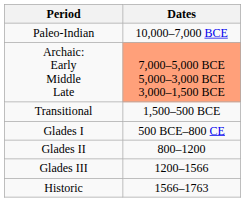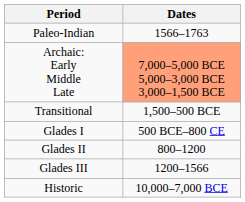(182, 33) 10,000–7,000 BCE -> (182, 33) 1566–1763
(182, 187) 1566–1763 -> (182, 187) 10,000–7,000 BCE
